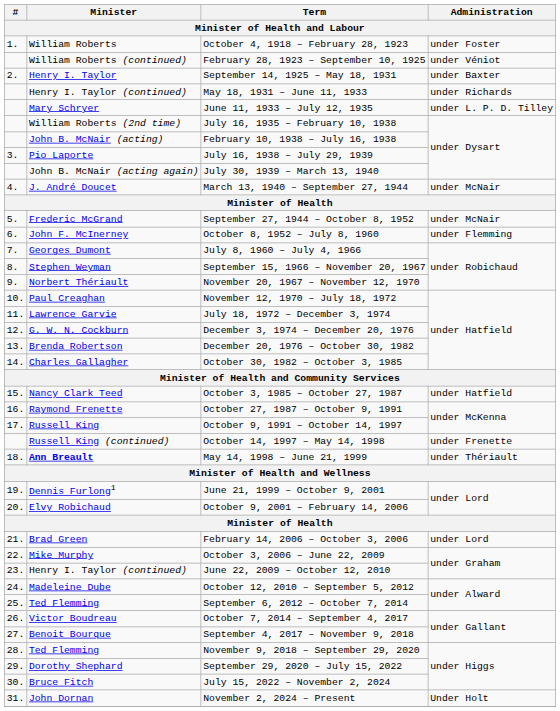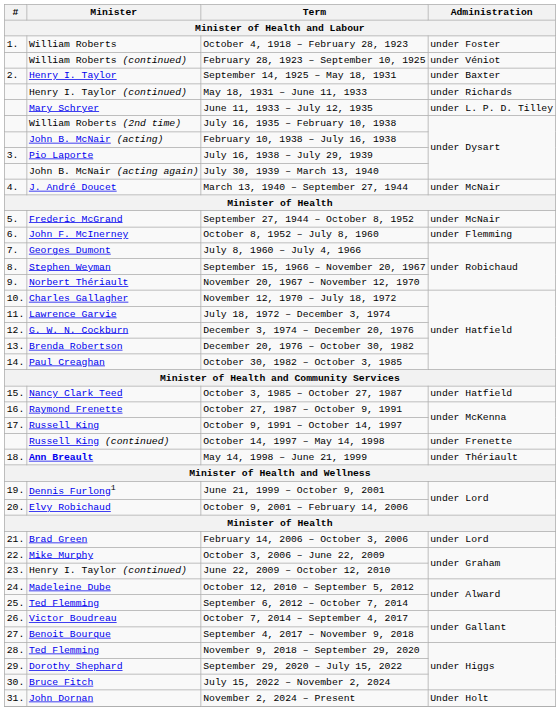(67, 298) Paul Creaghan -> (79, 298) Charles Gallagher
(79, 362) Charles Gallagher -> (67, 362) Paul Creaghan
